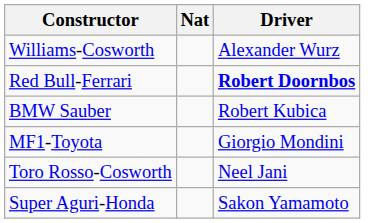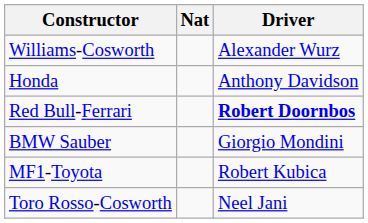+ row: (34, 81)
(272, 111) Robert Kubica -> (281, 142) Giorgio Mondini
(281, 142) Giorgio Mondini -> (272, 172) Robert Kubica
- row: (82, 203)
